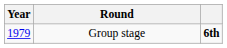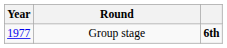(19, 33) 1979 -> (19, 33) 1977
